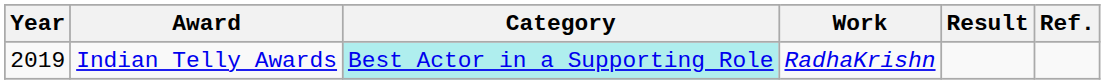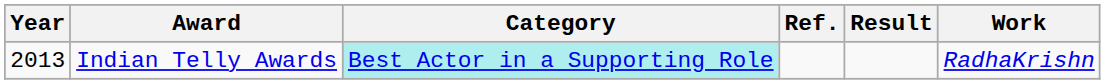columns swapped: (860, 24) <-> (1067, 24)
(38, 61) 2019 -> (38, 61) 2013
